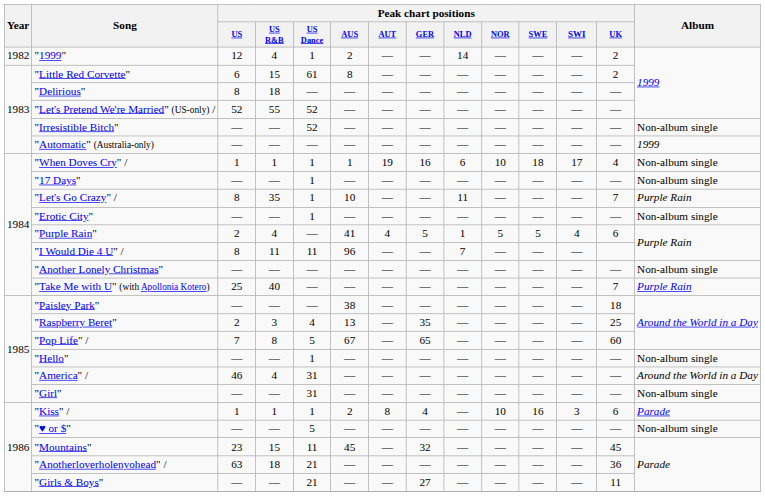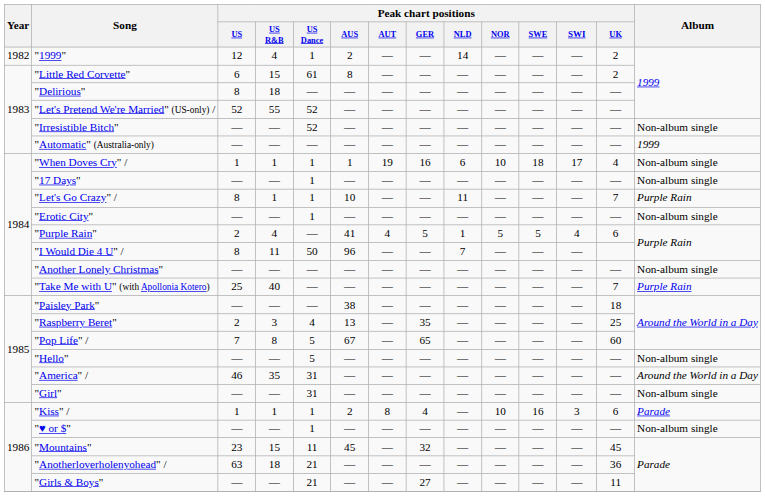(274, 198) 35 -> (274, 198) 1
(312, 251) 11 -> (312, 251) 50
(312, 358) 1 -> (312, 358) 5
(274, 375) 4 -> (274, 375) 35
(312, 429) 5 -> (312, 429) 1
